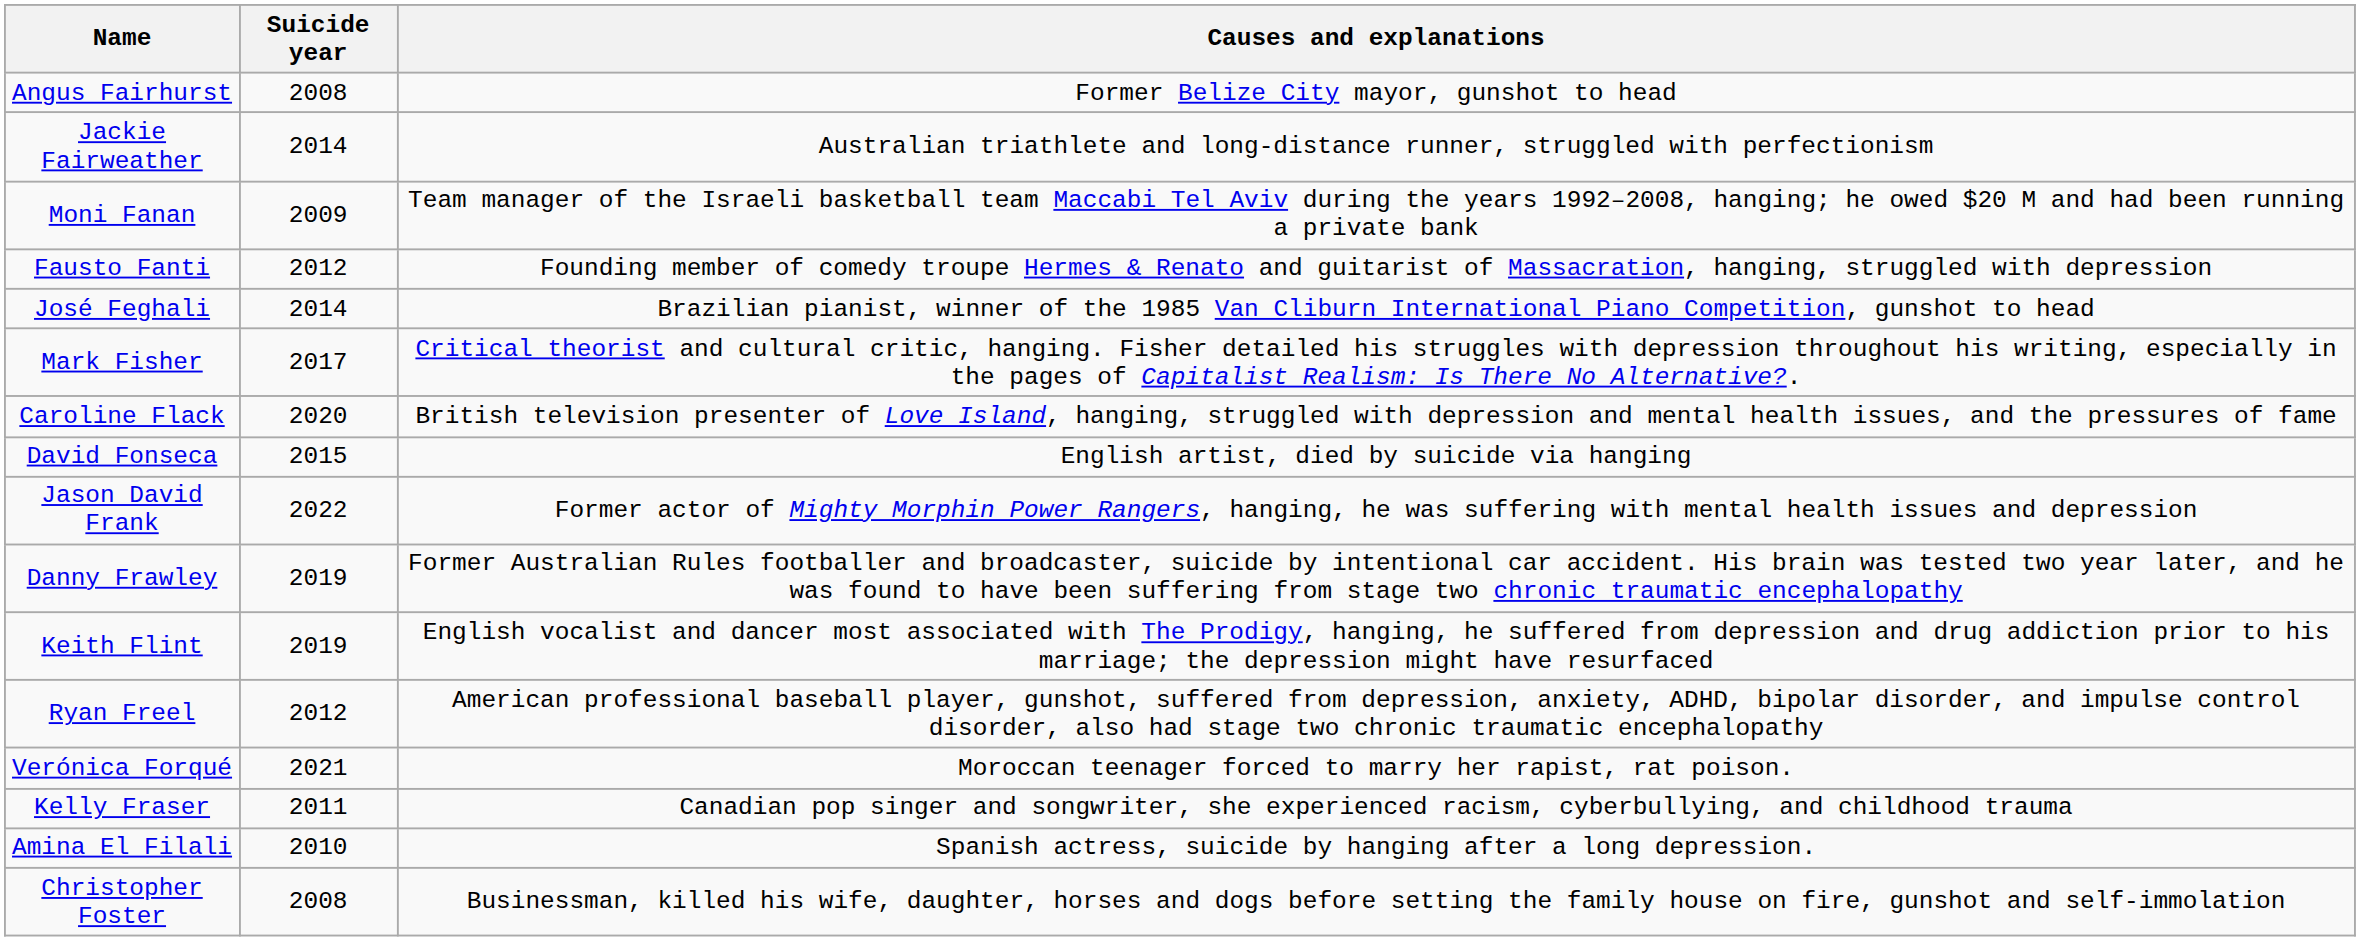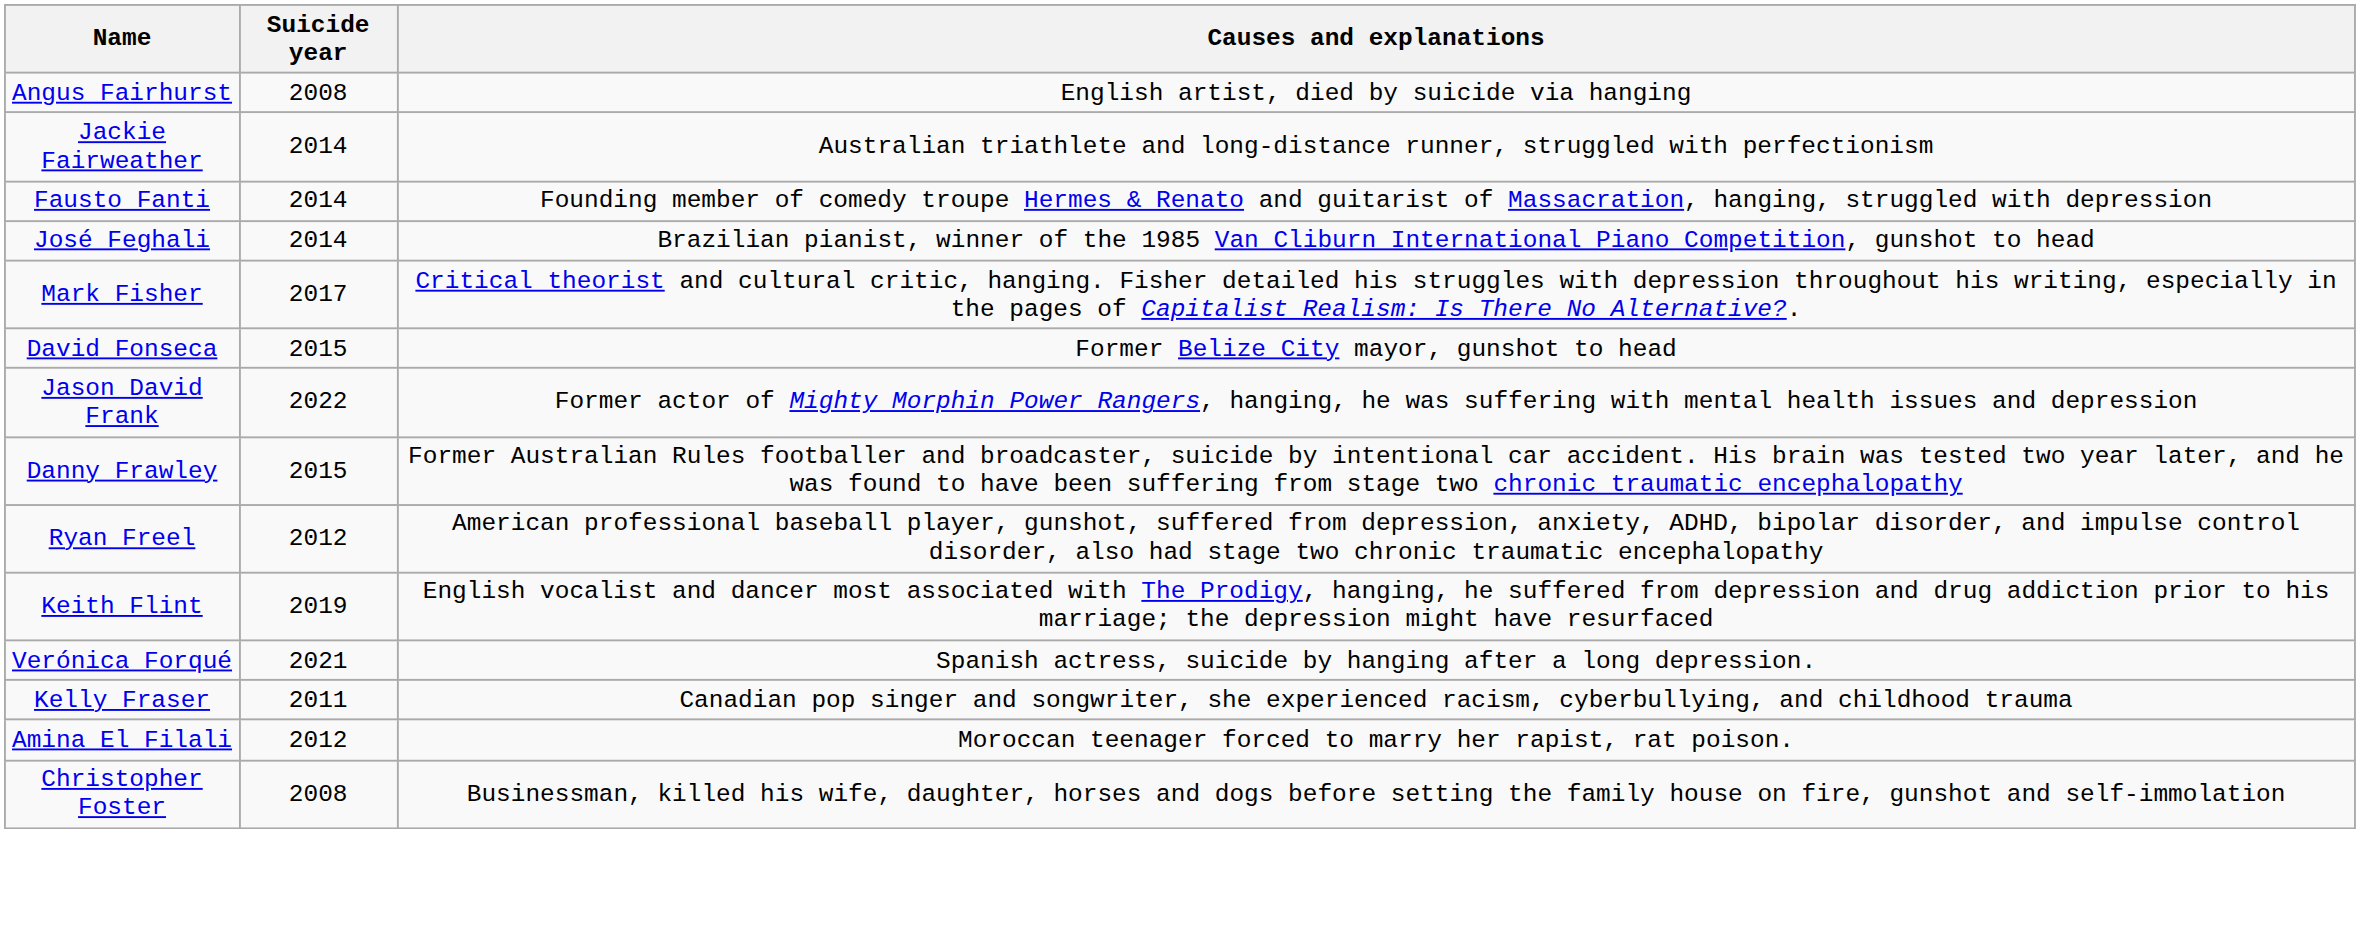(1376, 93) Former Belize City mayor, gunshot to head -> (1376, 93) English artist, died by suicide via hanging
- row: (122, 215)
(318, 269) 2012 -> (318, 201) 2014
- row: (122, 416)
(1376, 456) English artist, died by suicide via hanging -> (1376, 348) Former Belize City mayor, gunshot to head
(318, 578) 2019 -> (318, 470) 2015
rows swapped: (122, 714) <-> (122, 646)
(1376, 768) Moroccan teenager forced to marry her rapist, rat poison. -> (1376, 660) Spanish actress, suicide by hanging after a long depression.
(318, 848) 2010 -> (318, 740) 2012
(1376, 848) Spanish actress, suicide by hanging after a long depression. -> (1376, 740) Moroccan teenager forced to marry her rapist, rat poison.
